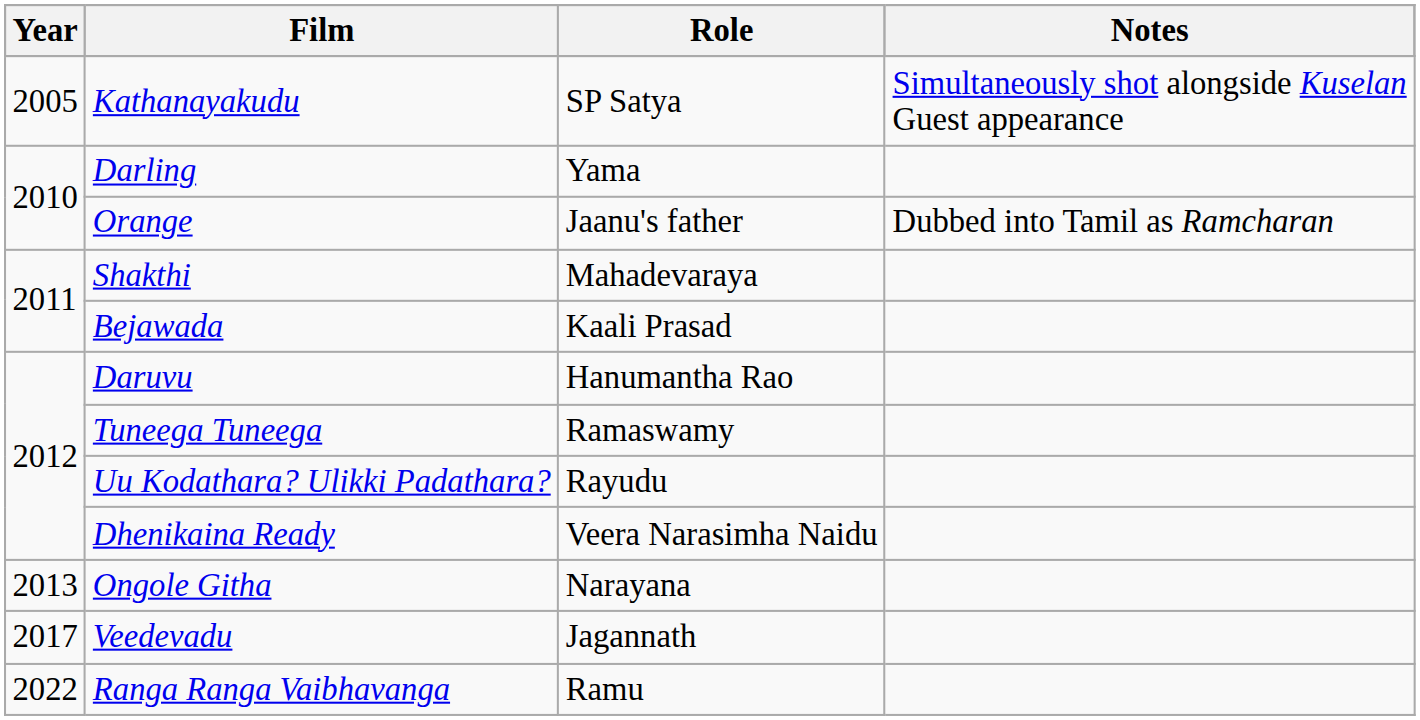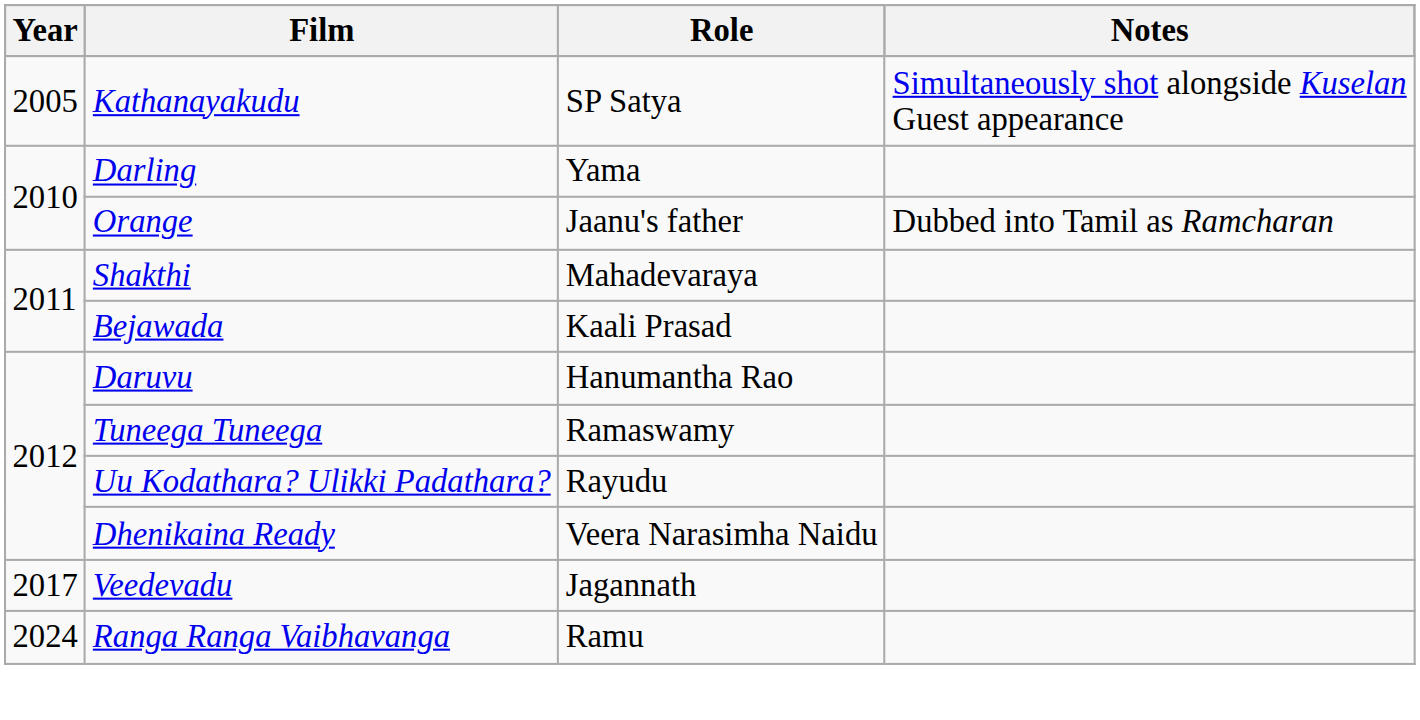- row: (182, 584)
(45, 688) 2022 -> (45, 636) 2024
